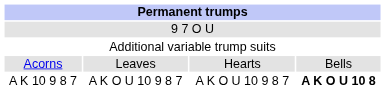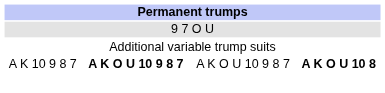- row: (43, 63)
(136, 81) normal -> (136, 63) bold
